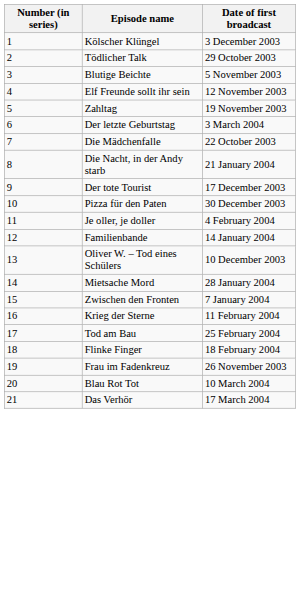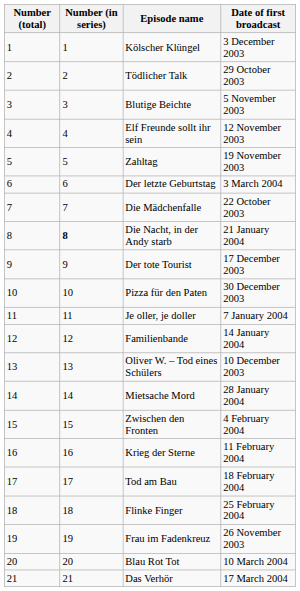+ column: (32, 18)
(9, 164) normal -> (65, 235) bold
(240, 220) 4 February 2004 -> (256, 315) 7 January 2004
(237, 299) 7 January 2004 -> (246, 424) 4 February 2004
(242, 333) 25 February 2004 -> (249, 481) 18 February 2004
(242, 349) 18 February 2004 -> (249, 510) 25 February 2004
